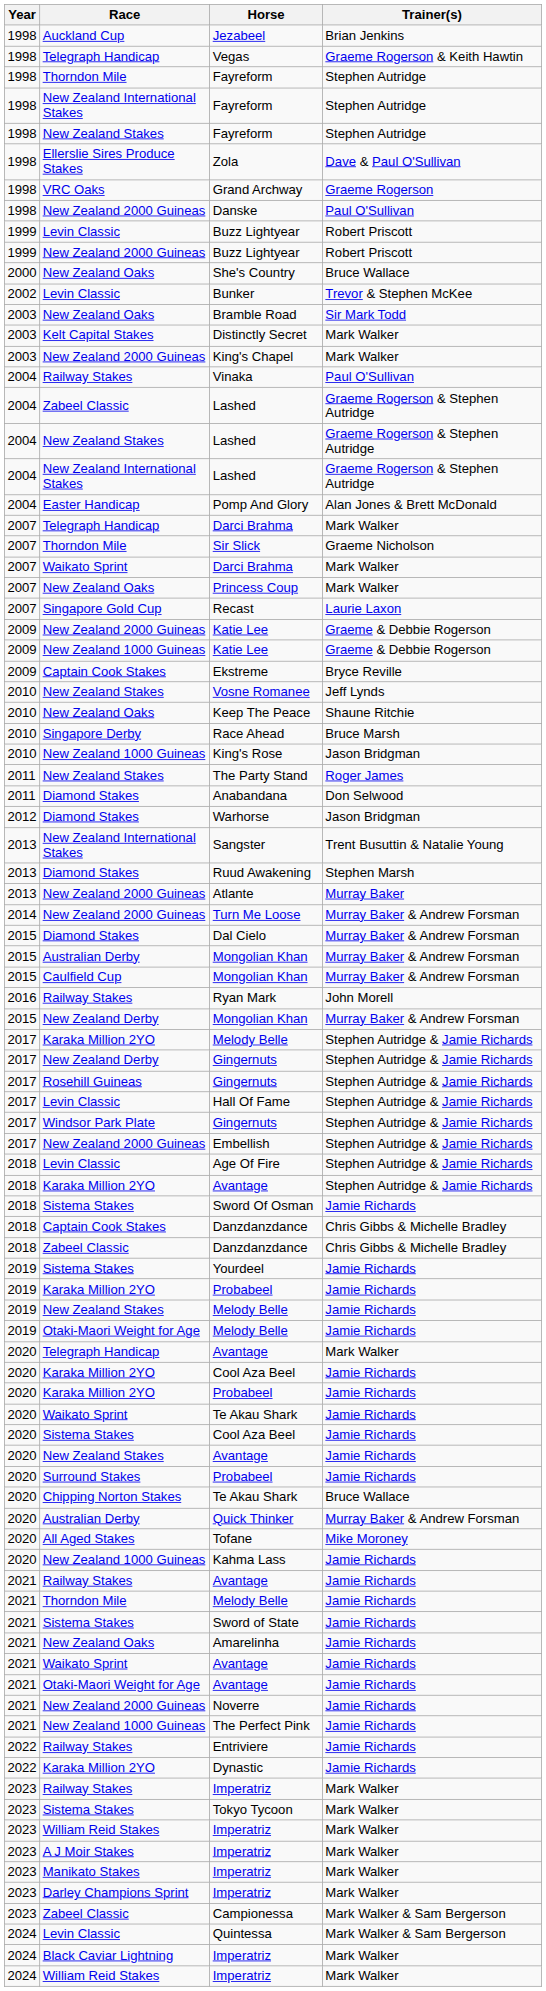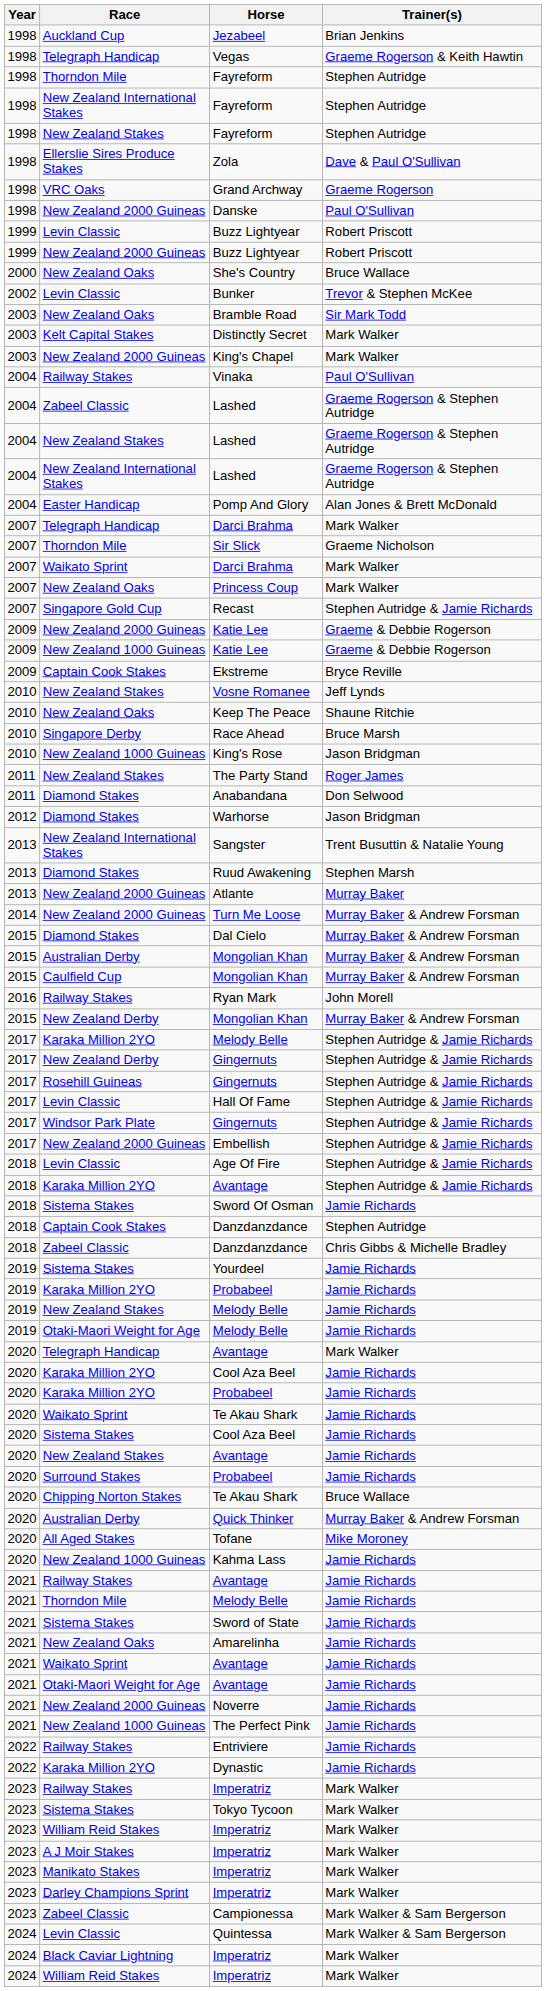(363, 608) Laurie Laxon -> (429, 608) Stephen Autridge & Jamie Richards
(416, 1227) Chris Gibbs & Michelle Bradley -> (376, 1227) Stephen Autridge
